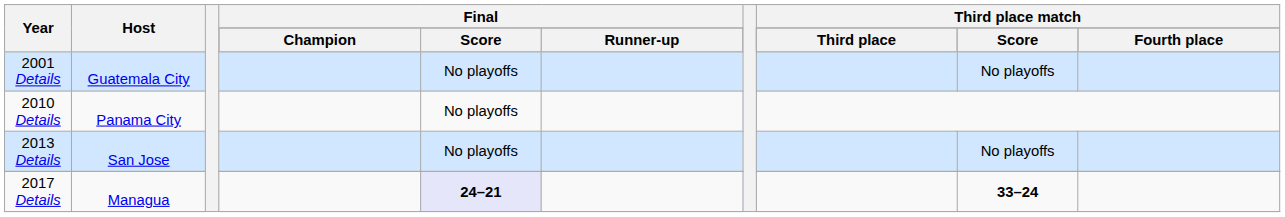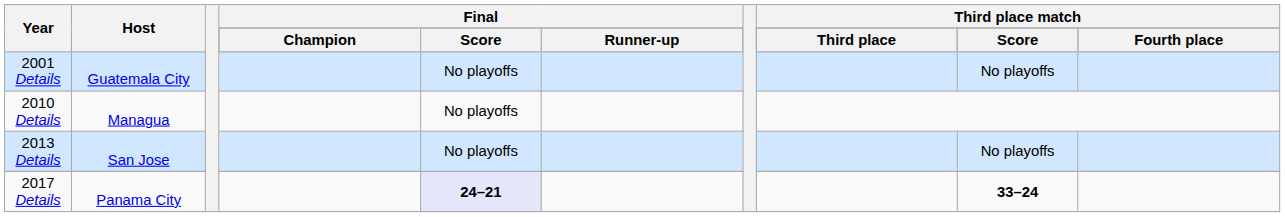(139, 120) Panama City -> (139, 120) Managua
(139, 200) Managua -> (139, 200) Panama City
